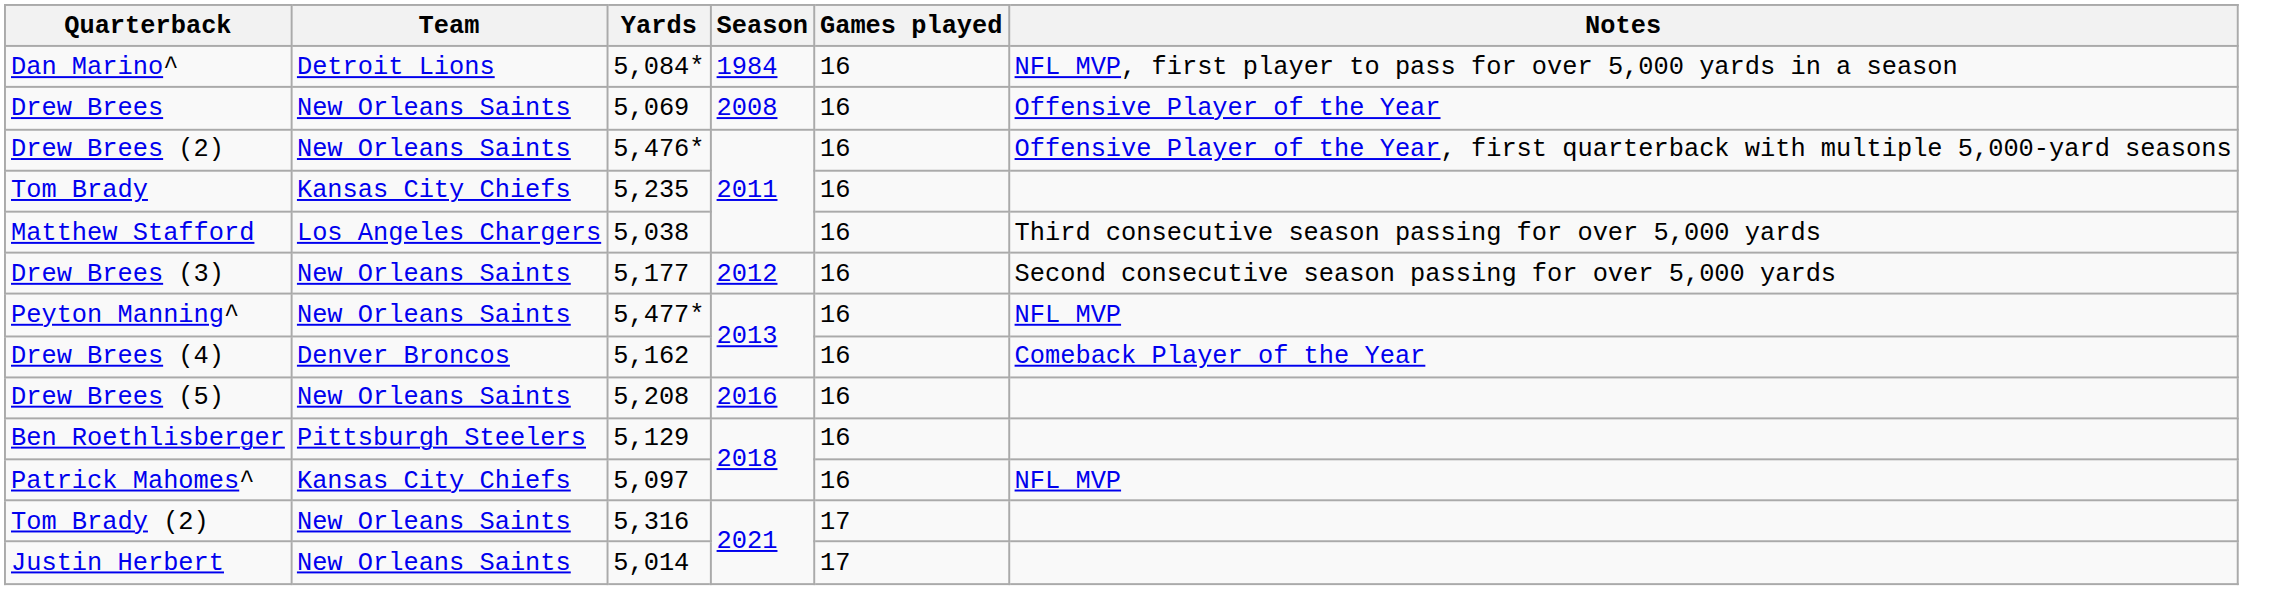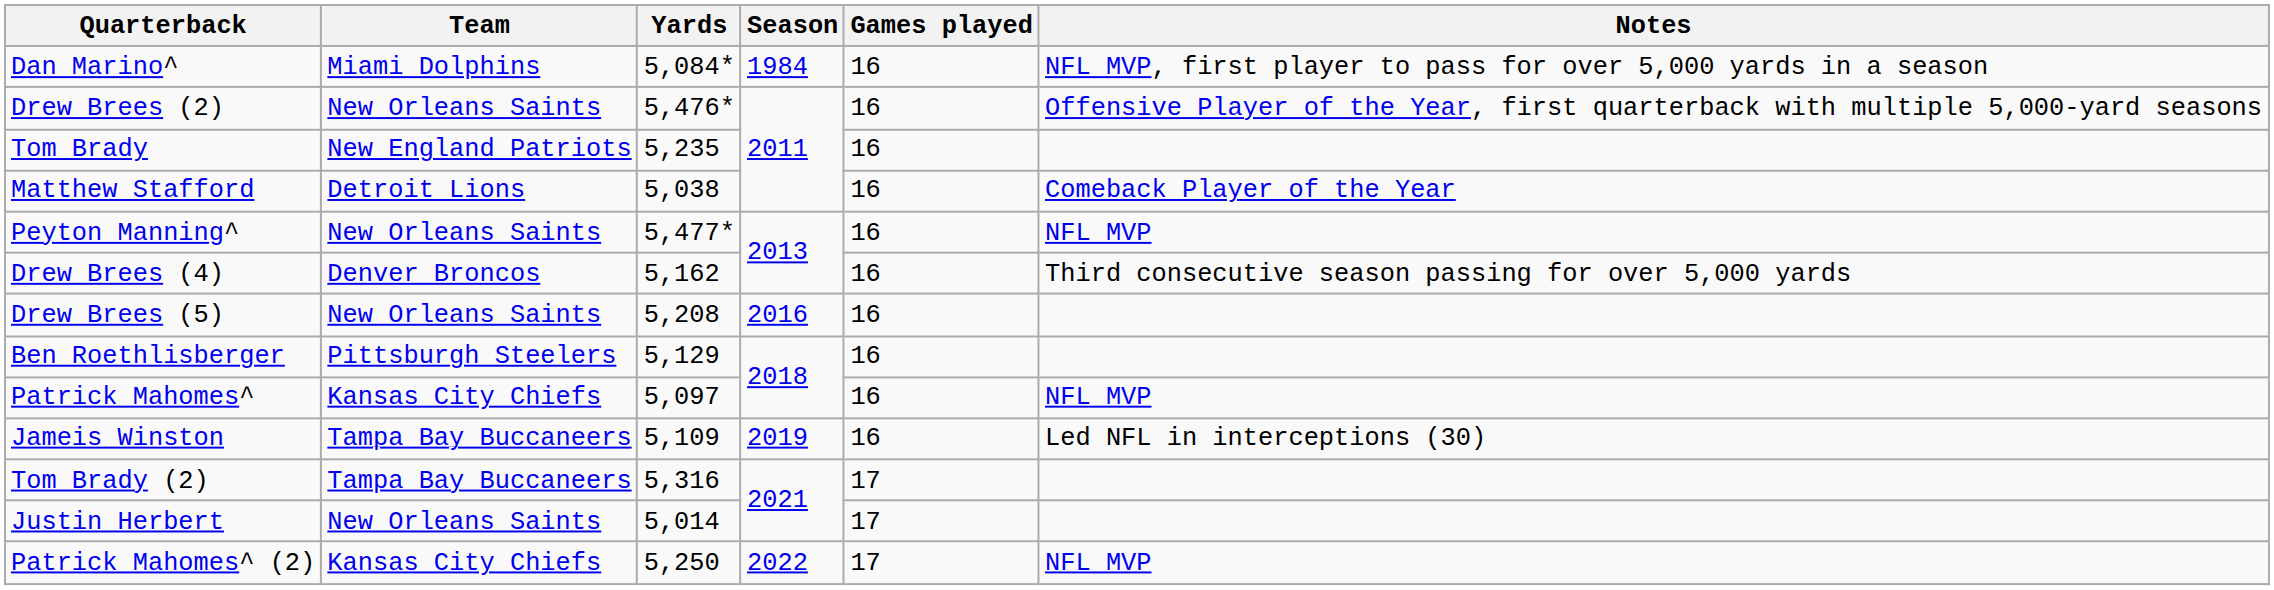(396, 67) Detroit Lions -> (434, 67) Miami Dolphins
- row: (87, 108)
(434, 191) Kansas City Chiefs -> (479, 150) New England Patriots
(449, 232) Los Angeles Chargers -> (426, 191) Detroit Lions
(1418, 232) Third consecutive season passing for over 5,000 yards -> (1250, 191) Comeback Player of the Year
- row: (118, 274)
(1220, 356) Comeback Player of the Year -> (1448, 274) Third consecutive season passing for over 5,000 yards
+ row: (117, 439)
(434, 521) New Orleans Saints -> (479, 480) Tampa Bay Buccaneers
+ row: (163, 563)
